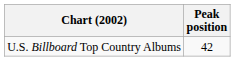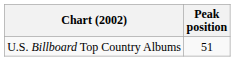(207, 46) 42 -> (207, 46) 51
